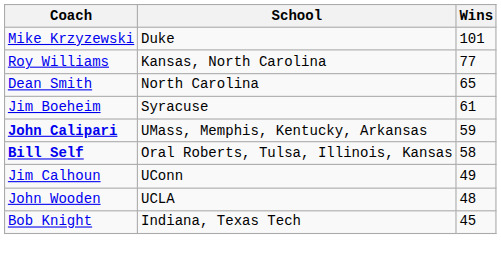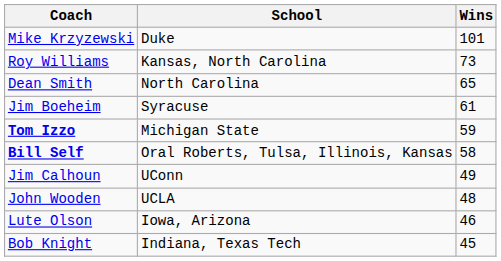(468, 62) 77 -> (468, 62) 73
- row: (63, 130)
+ row: (42, 130)
+ row: (50, 222)
